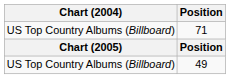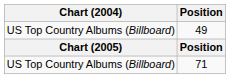rows swapped: (201, 64) <-> (201, 30)
